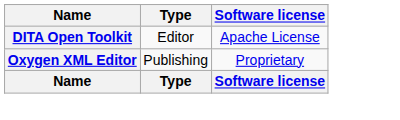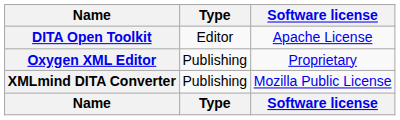+ row: (92, 81)
